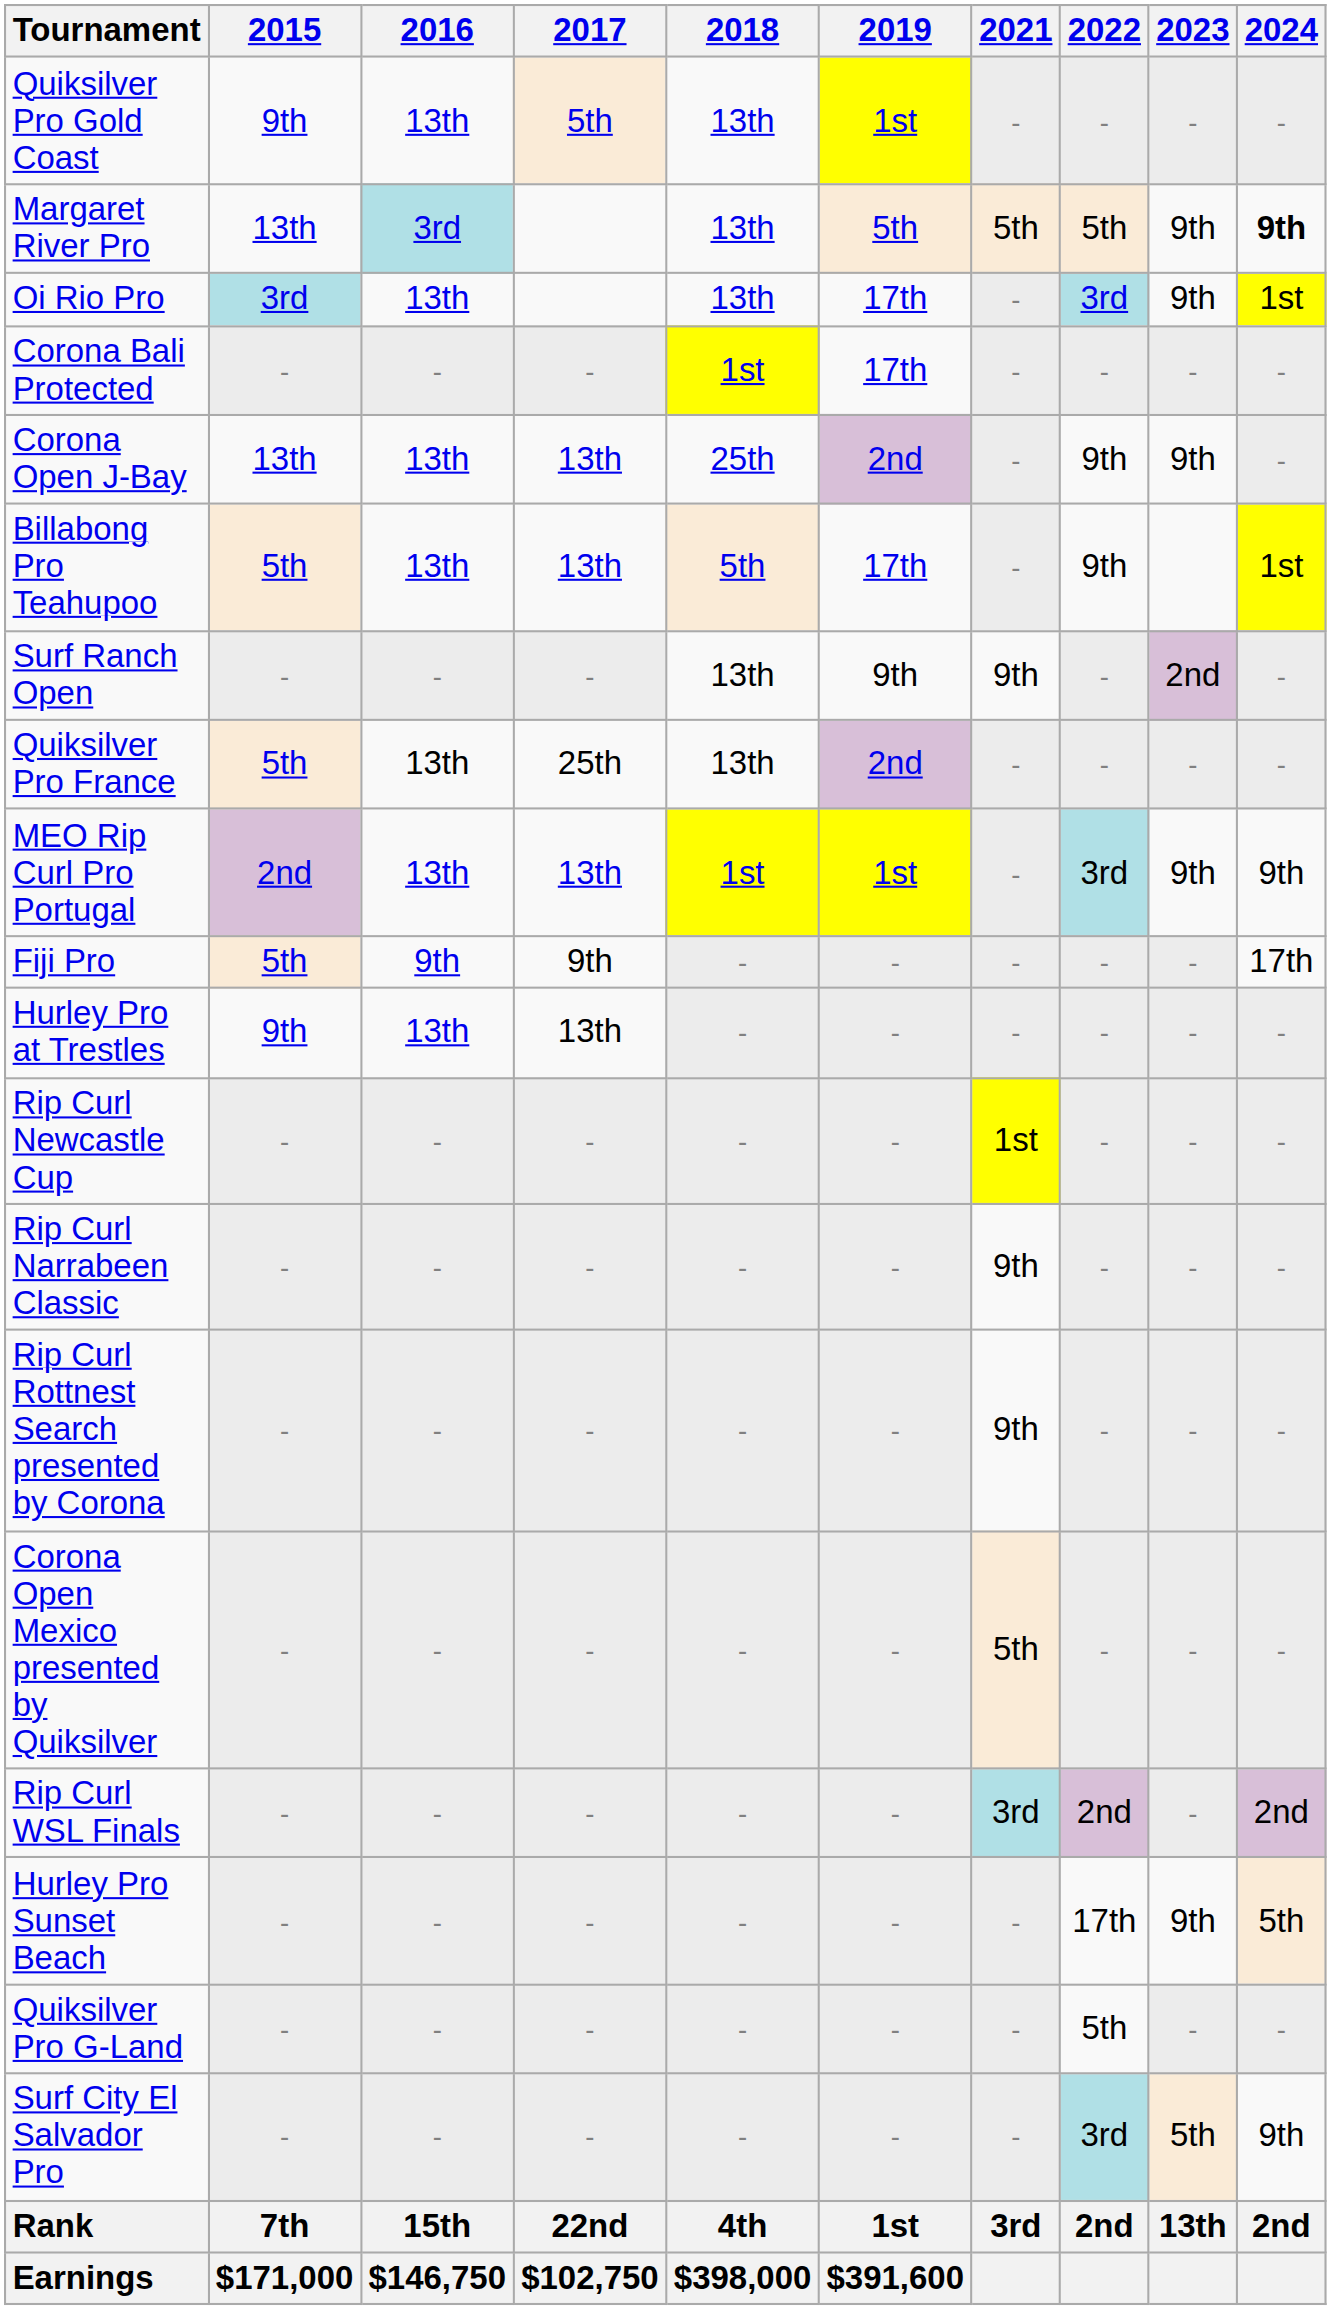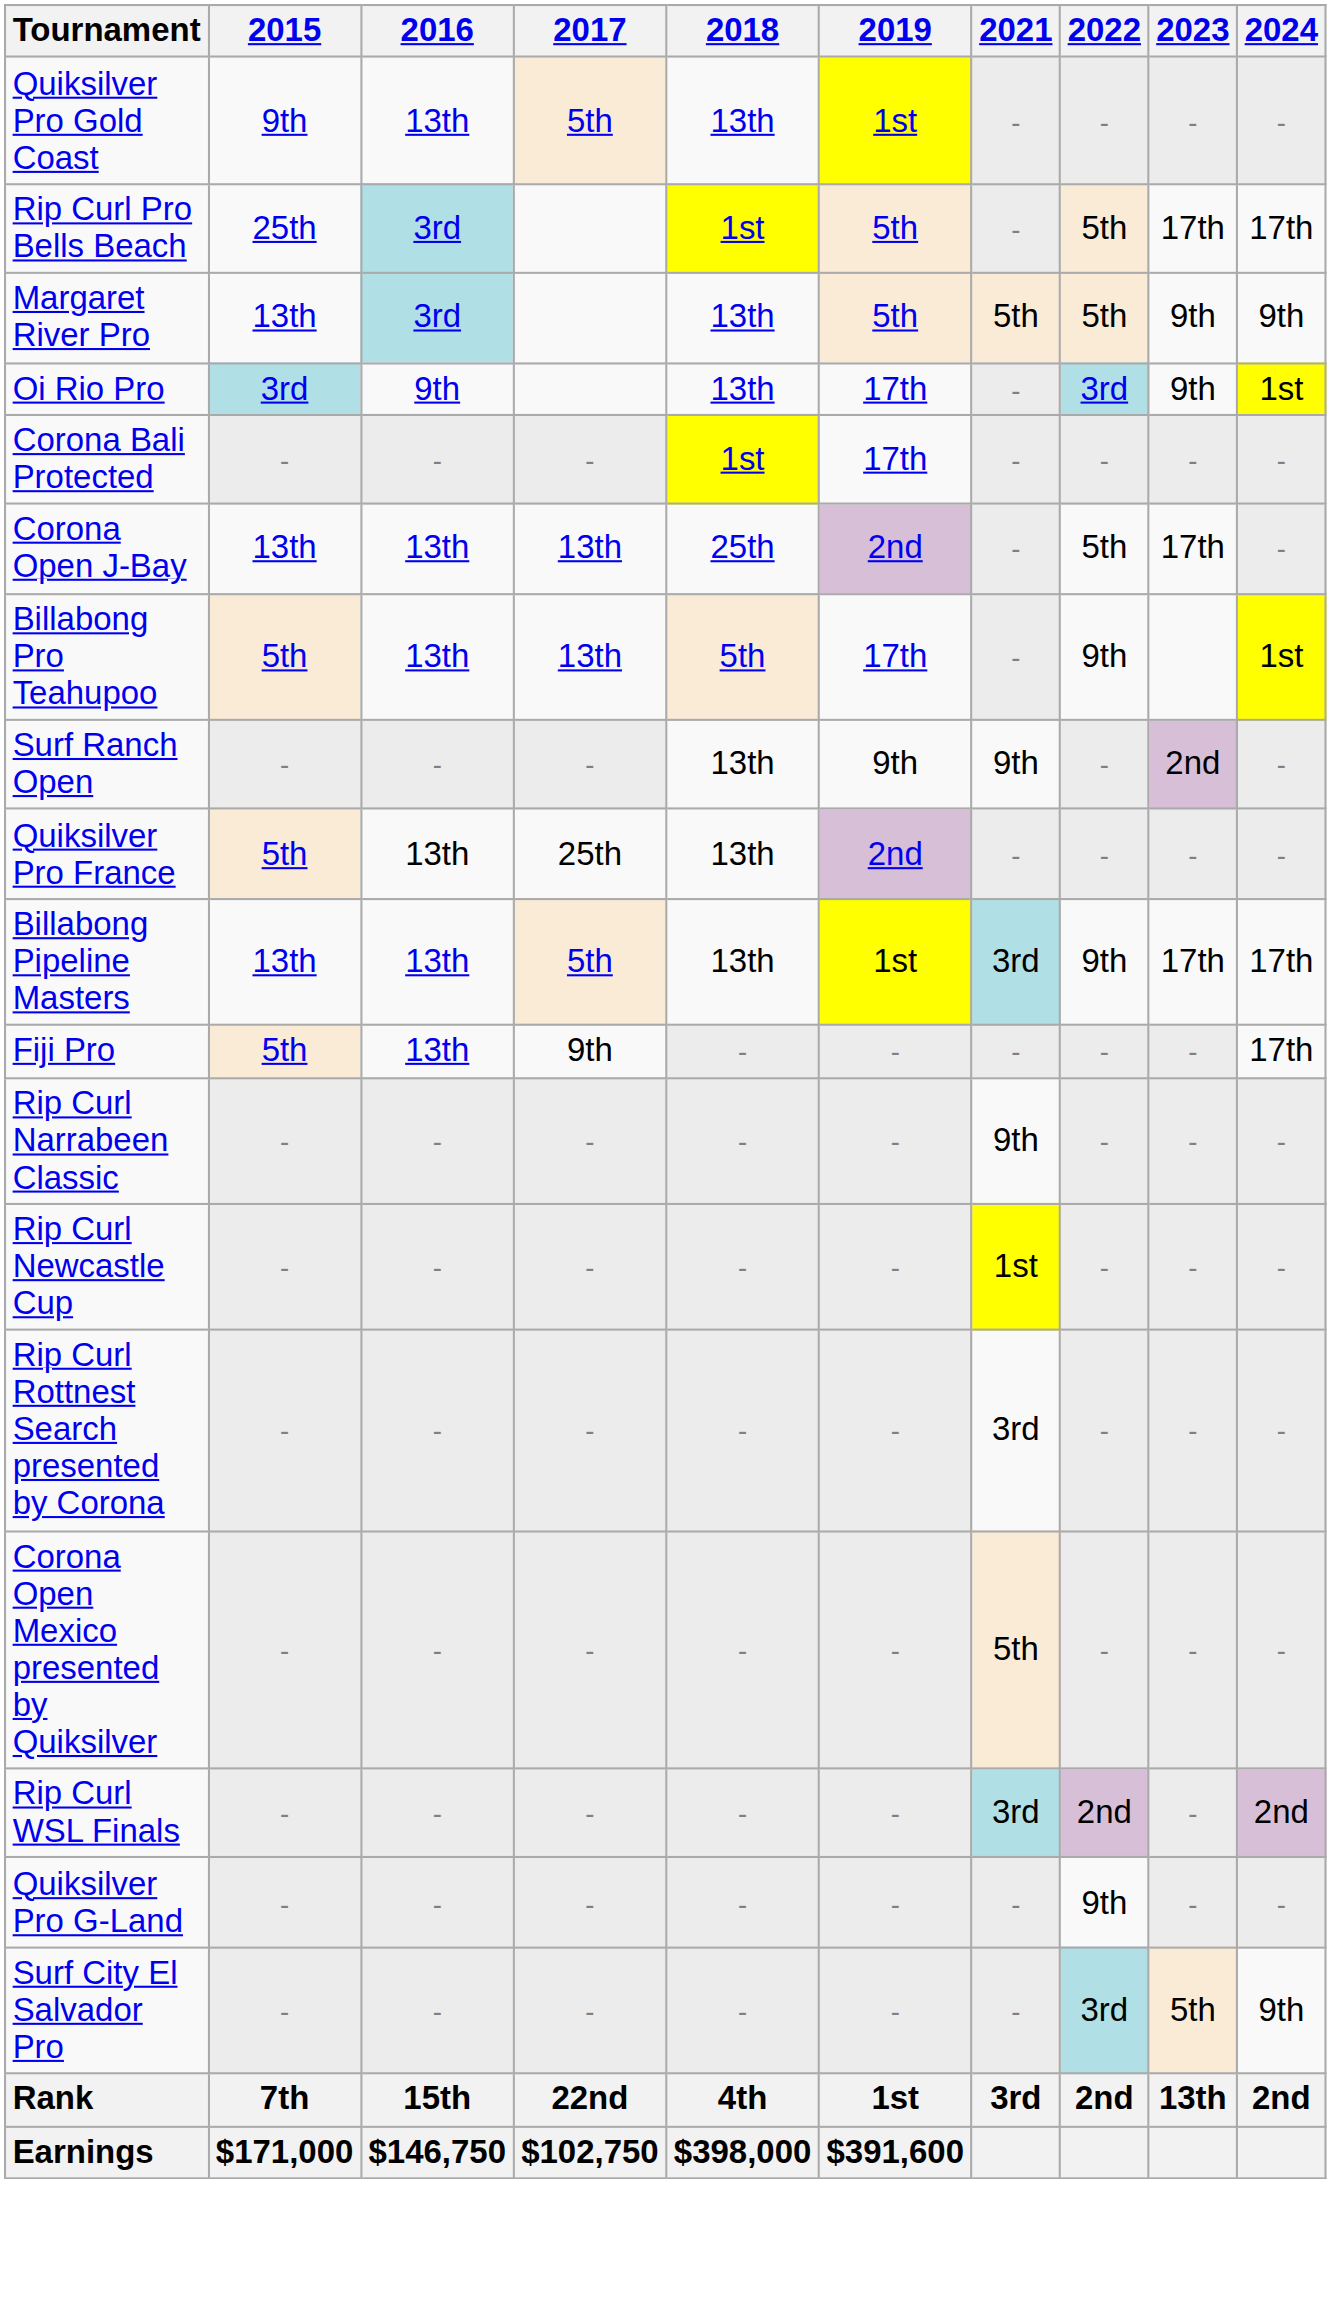+ row: (102, 227)
(1281, 227) bold -> (1281, 317) normal
(437, 298) 13th -> (437, 388) 9th
(1104, 458) 9th -> (1104, 548) 5th
(1193, 458) 9th -> (1193, 548) 17th
- row: (79, 871)
+ row: (80, 961)
(437, 961) 9th -> (437, 1050) 13th
- row: (90, 1032)
rows swapped: (89, 1139) <-> (91, 1266)
(1016, 1429) 9th -> (1016, 1429) 3rd
- row: (90, 1920)
(1104, 2028) 5th -> (1104, 1901) 9th
